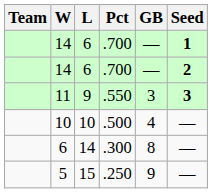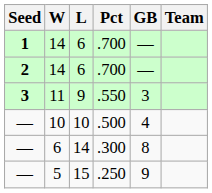columns swapped: (28, 17) <-> (187, 17)
